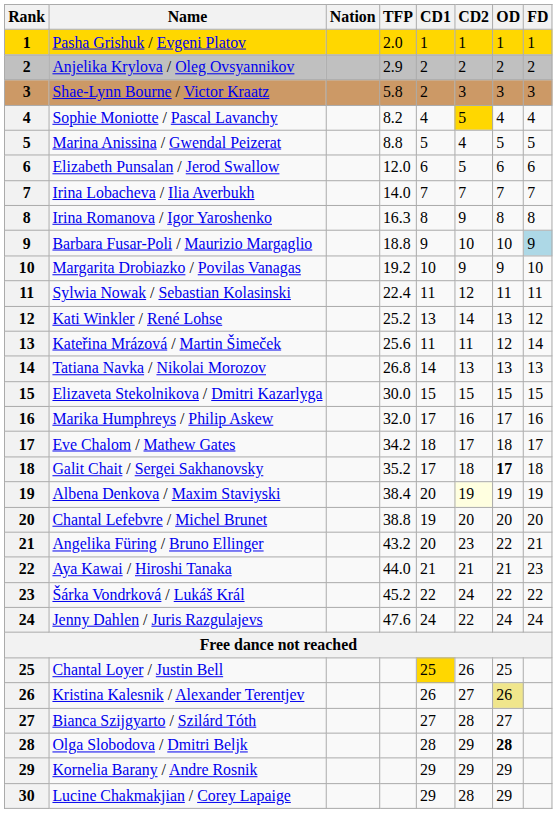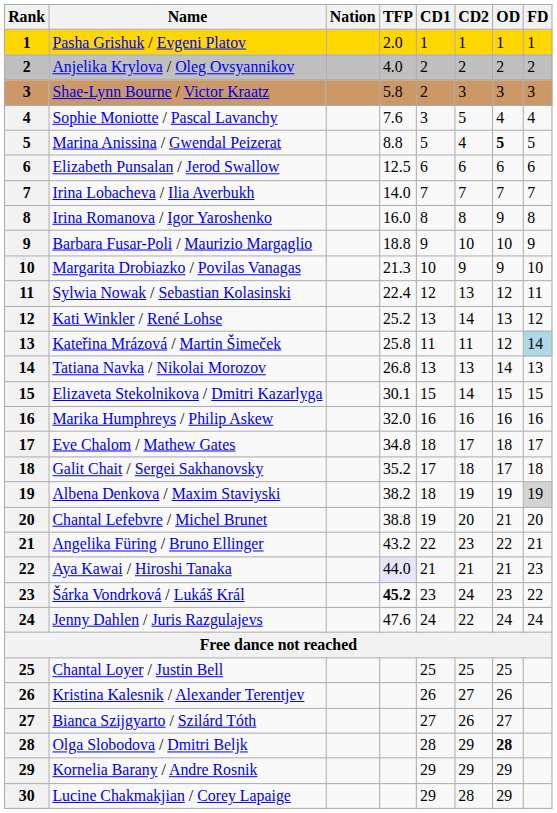(393, 67) 2.9 -> (393, 67) 4.0
(393, 117) 8.2 -> (393, 117) 7.6
(424, 117) 4 -> (424, 117) 3
(462, 117) gold background -> (462, 117) no background
(500, 142) normal -> (500, 142) bold
(397, 167) 12.0 -> (397, 167) 12.5
(462, 167) 5 -> (462, 167) 6
(397, 218) 16.3 -> (397, 218) 16.0
(462, 218) 9 -> (462, 218) 8
(500, 218) 8 -> (500, 218) 9
(531, 243) lightblue background -> (531, 243) no background
(397, 268) 19.2 -> (397, 268) 21.3
(428, 293) 11 -> (428, 293) 12
(466, 293) 12 -> (466, 293) 13
(504, 293) 11 -> (504, 293) 12
(397, 343) 25.6 -> (397, 343) 25.8
(535, 343) no background -> (535, 343) lightblue background
(428, 368) 14 -> (428, 368) 13
(504, 368) 13 -> (504, 368) 14
(397, 393) 30.0 -> (397, 393) 30.1
(466, 393) 15 -> (466, 393) 14
(428, 419) 17 -> (428, 419) 16
(504, 419) 17 -> (504, 419) 16
(397, 444) 34.2 -> (397, 444) 34.8
(504, 469) bold -> (504, 469) normal
(397, 494) 38.4 -> (397, 494) 38.2
(428, 494) 20 -> (428, 494) 18
(466, 494) lightyellow background -> (466, 494) no background
(535, 494) no background -> (535, 494) lightgrey background
(504, 519) 20 -> (504, 519) 21
(428, 544) 20 -> (428, 544) 22
(397, 569) no background -> (397, 569) lavender background
(397, 594) normal -> (397, 594) bold
(428, 594) 22 -> (428, 594) 23
(504, 594) 22 -> (504, 594) 23
(428, 670) gold background -> (428, 670) no background
(466, 670) 26 -> (466, 670) 25
(504, 695) khaki background -> (504, 695) no background
(466, 720) 28 -> (466, 720) 26
